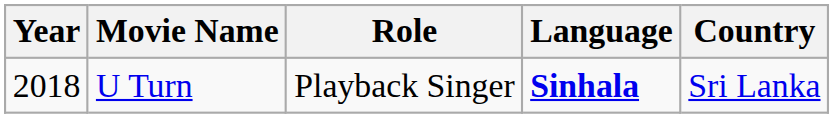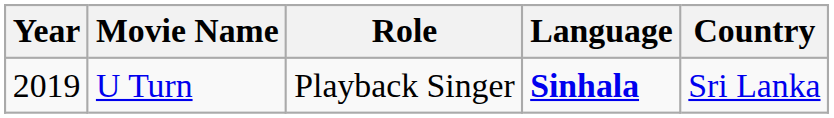(47, 84) 2018 -> (47, 84) 2019
